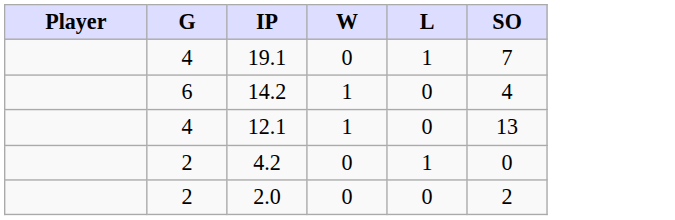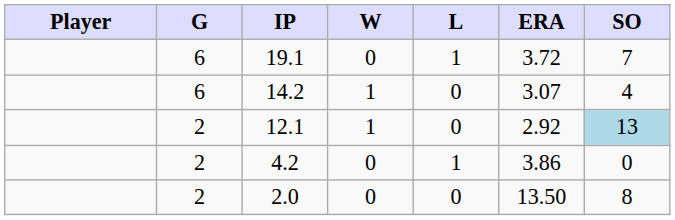+ column: (541, 22)
(187, 57) 4 -> (199, 57) 6
(187, 127) 4 -> (199, 127) 2
(507, 127) no background -> (627, 127) lightblue background
(507, 197) 2 -> (627, 197) 8
